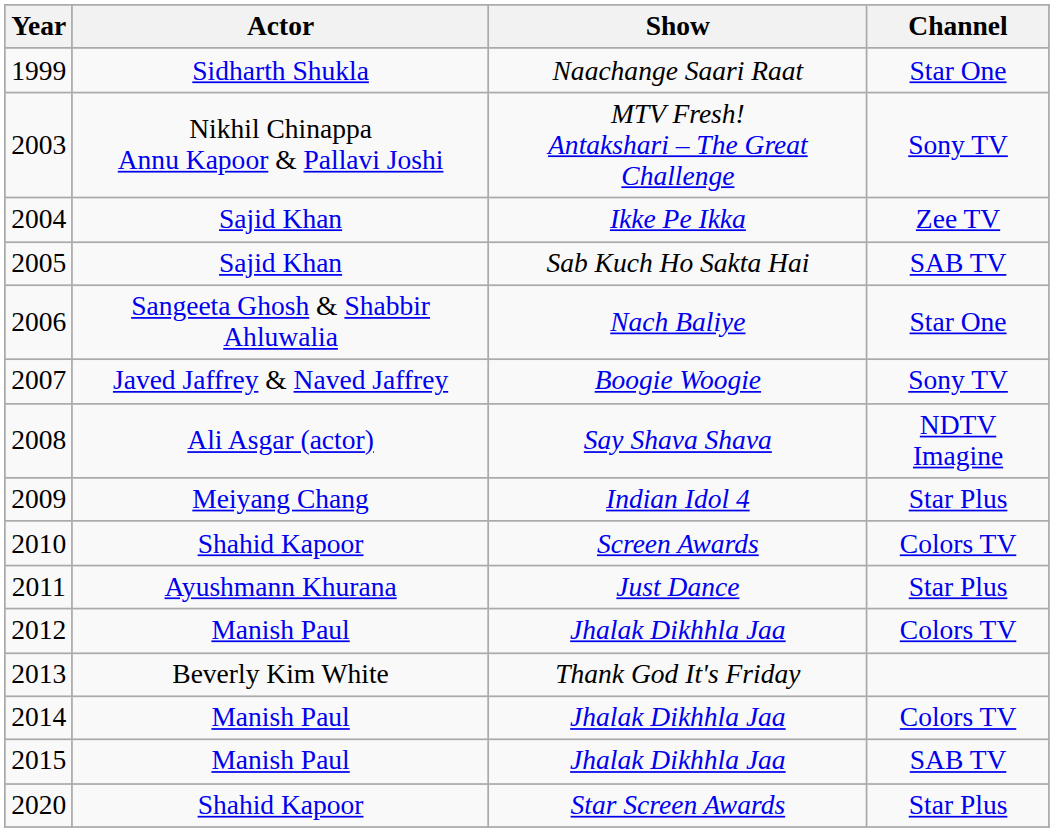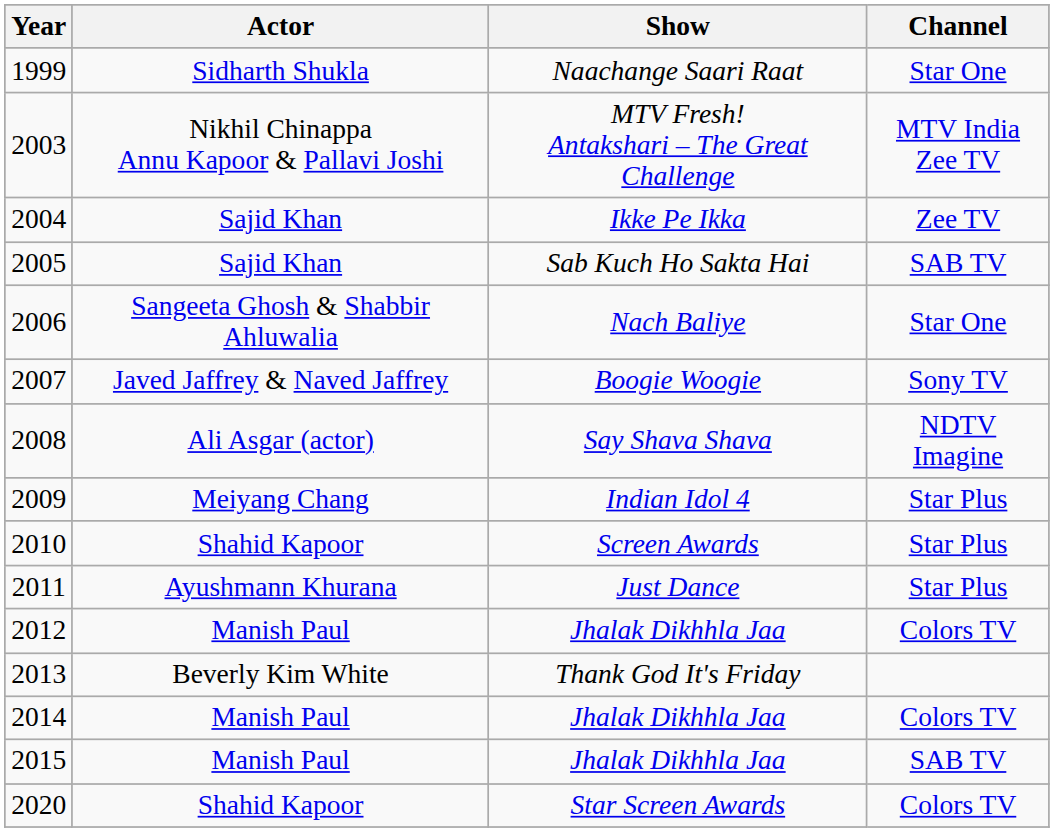(958, 144) Sony TV -> (958, 144) MTV India Zee TV
(958, 542) Colors TV -> (958, 542) Star Plus
(958, 804) Star Plus -> (958, 804) Colors TV
